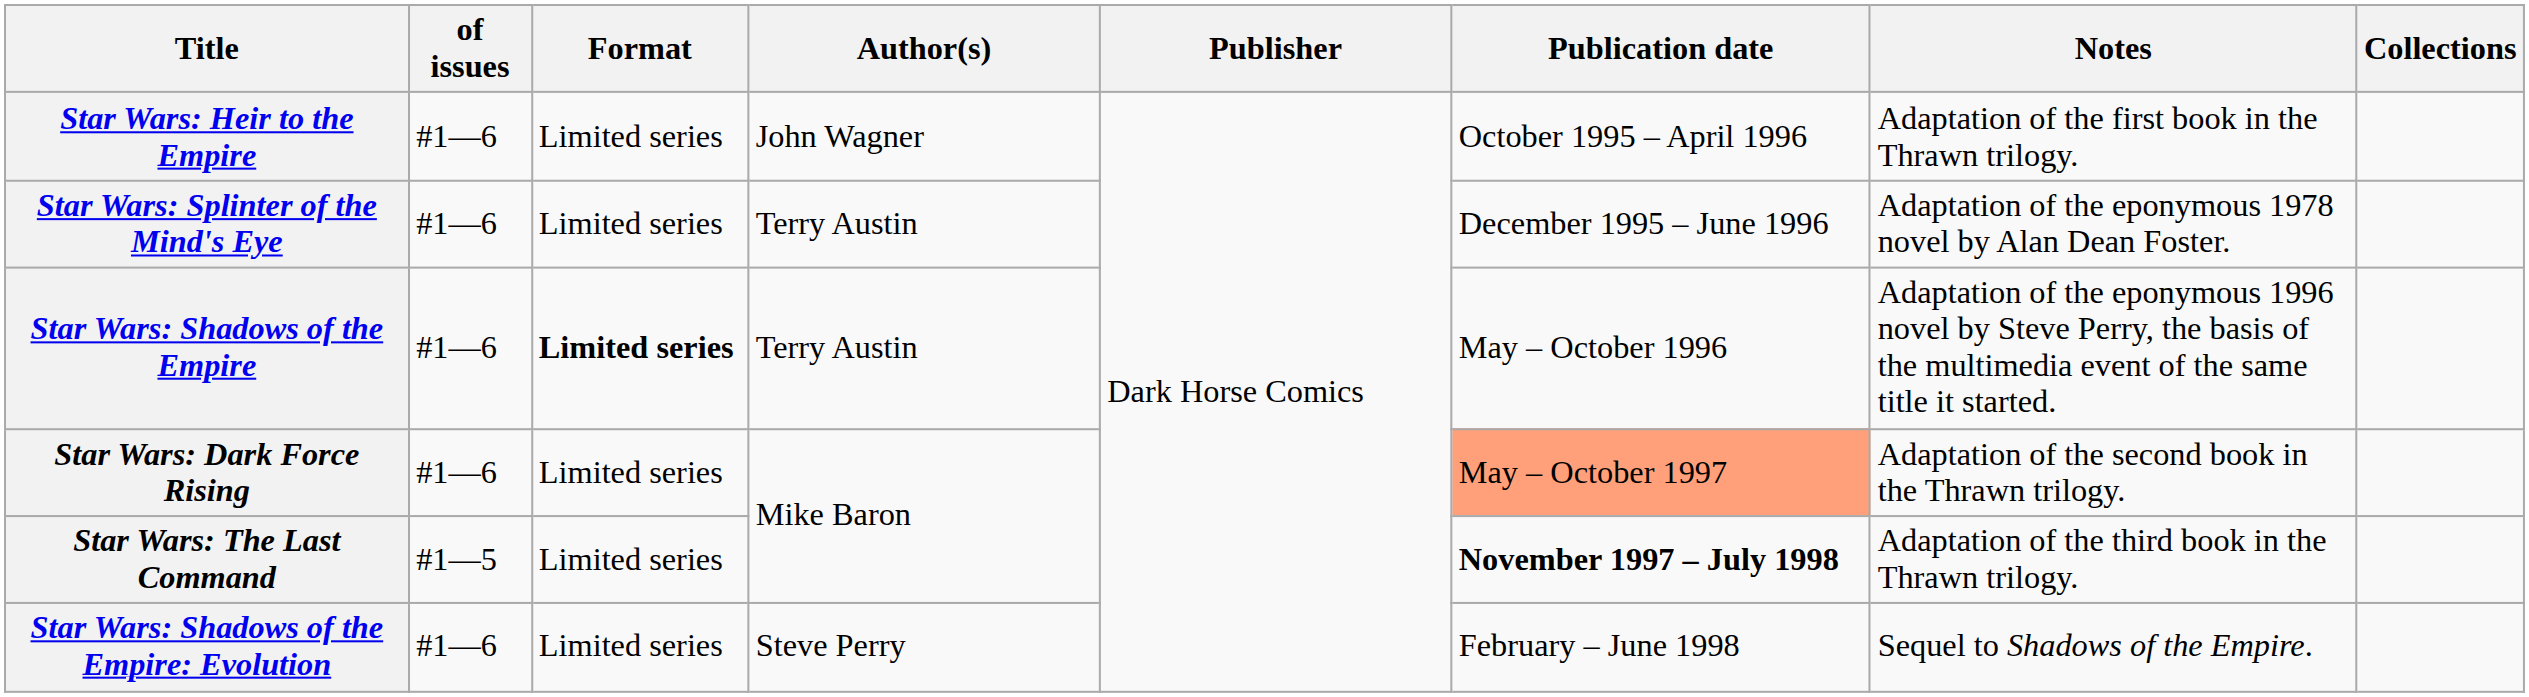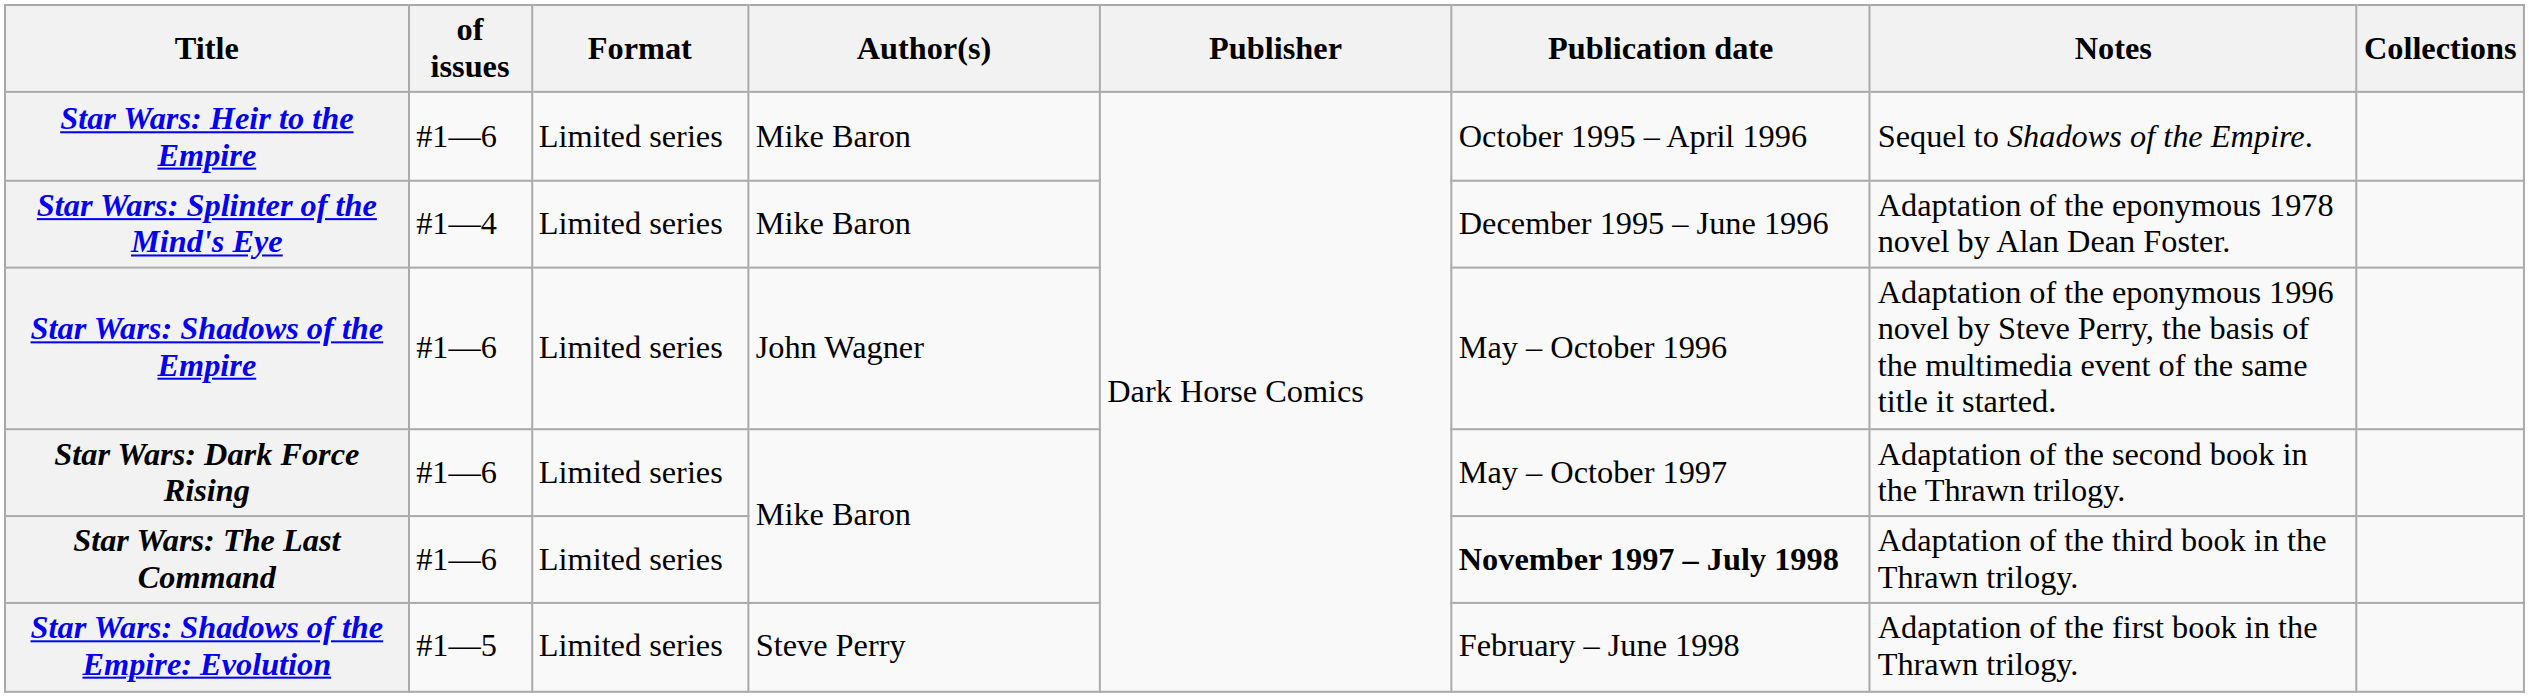(840, 135) John Wagner -> (833, 135) Mike Baron
(2098, 135) Adaptation of the first book in the Thrawn trilogy. -> (2095, 135) Sequel to Shadows of the Empire.
(457, 223) #1—6 -> (457, 223) #1—4
(837, 223) Terry Austin -> (833, 223) Mike Baron
(636, 347) bold -> (631, 347) normal
(837, 347) Terry Austin -> (840, 347) John Wagner
(1593, 471) lightsalmon background -> (1593, 471) no background
(457, 559) #1—5 -> (457, 559) #1—6
(457, 646) #1—6 -> (457, 646) #1—5
(2095, 646) Sequel to Shadows of the Empire. -> (2098, 646) Adaptation of the first book in the Thrawn trilogy.
